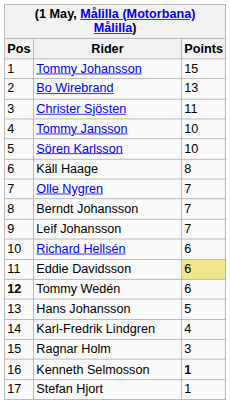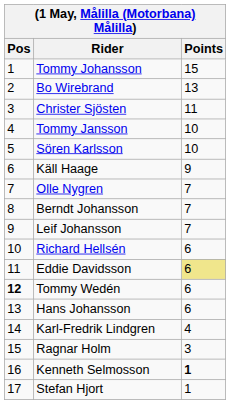(188, 169) 8 -> (188, 169) 9
(188, 309) 5 -> (188, 309) 6
